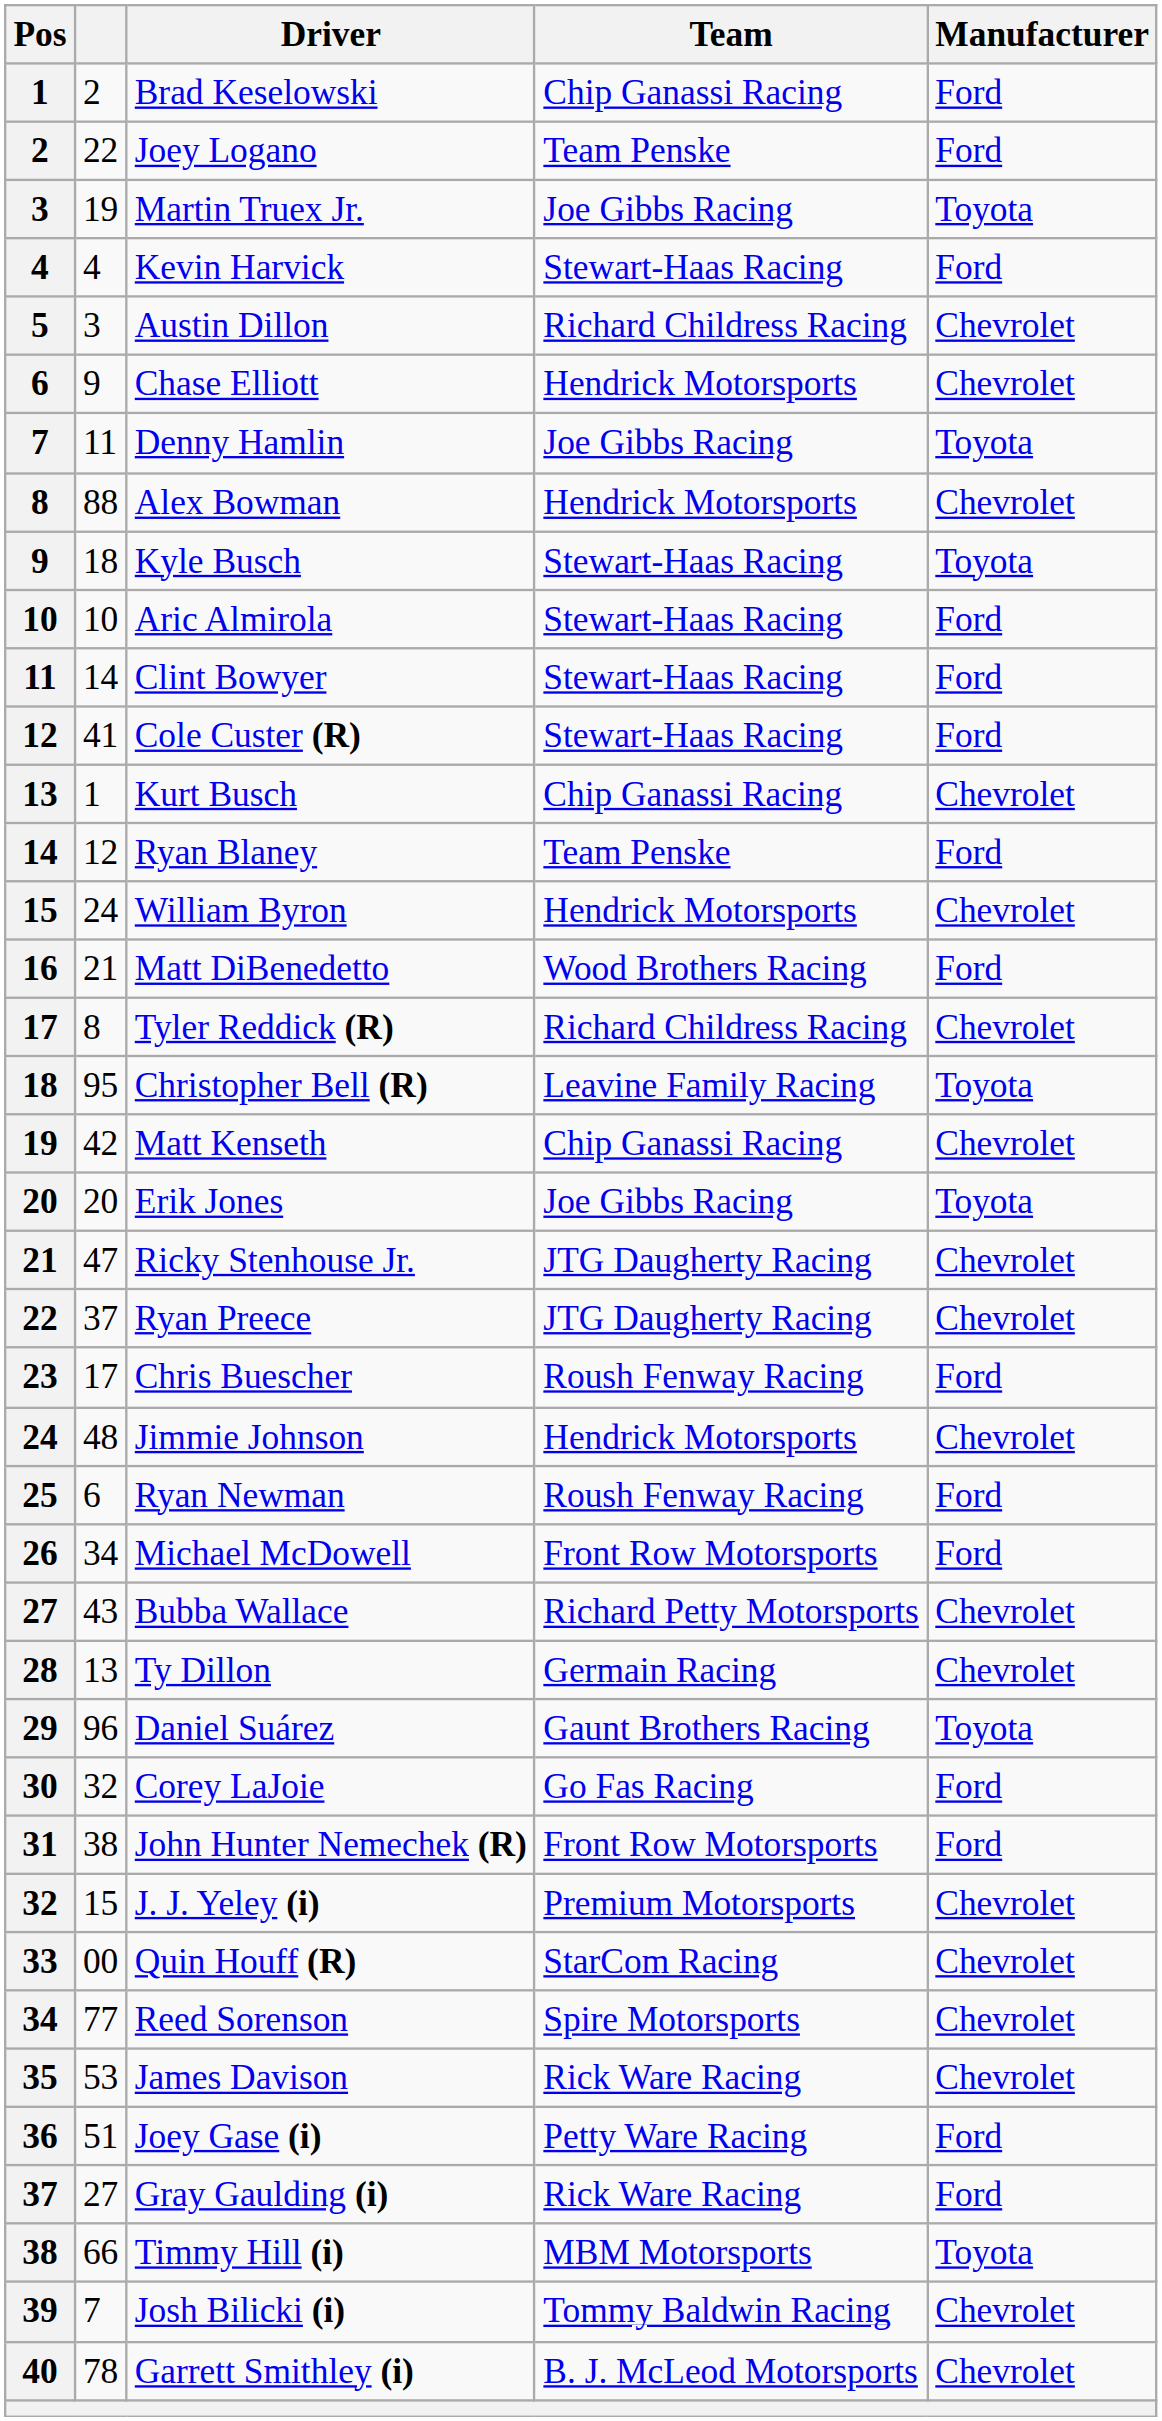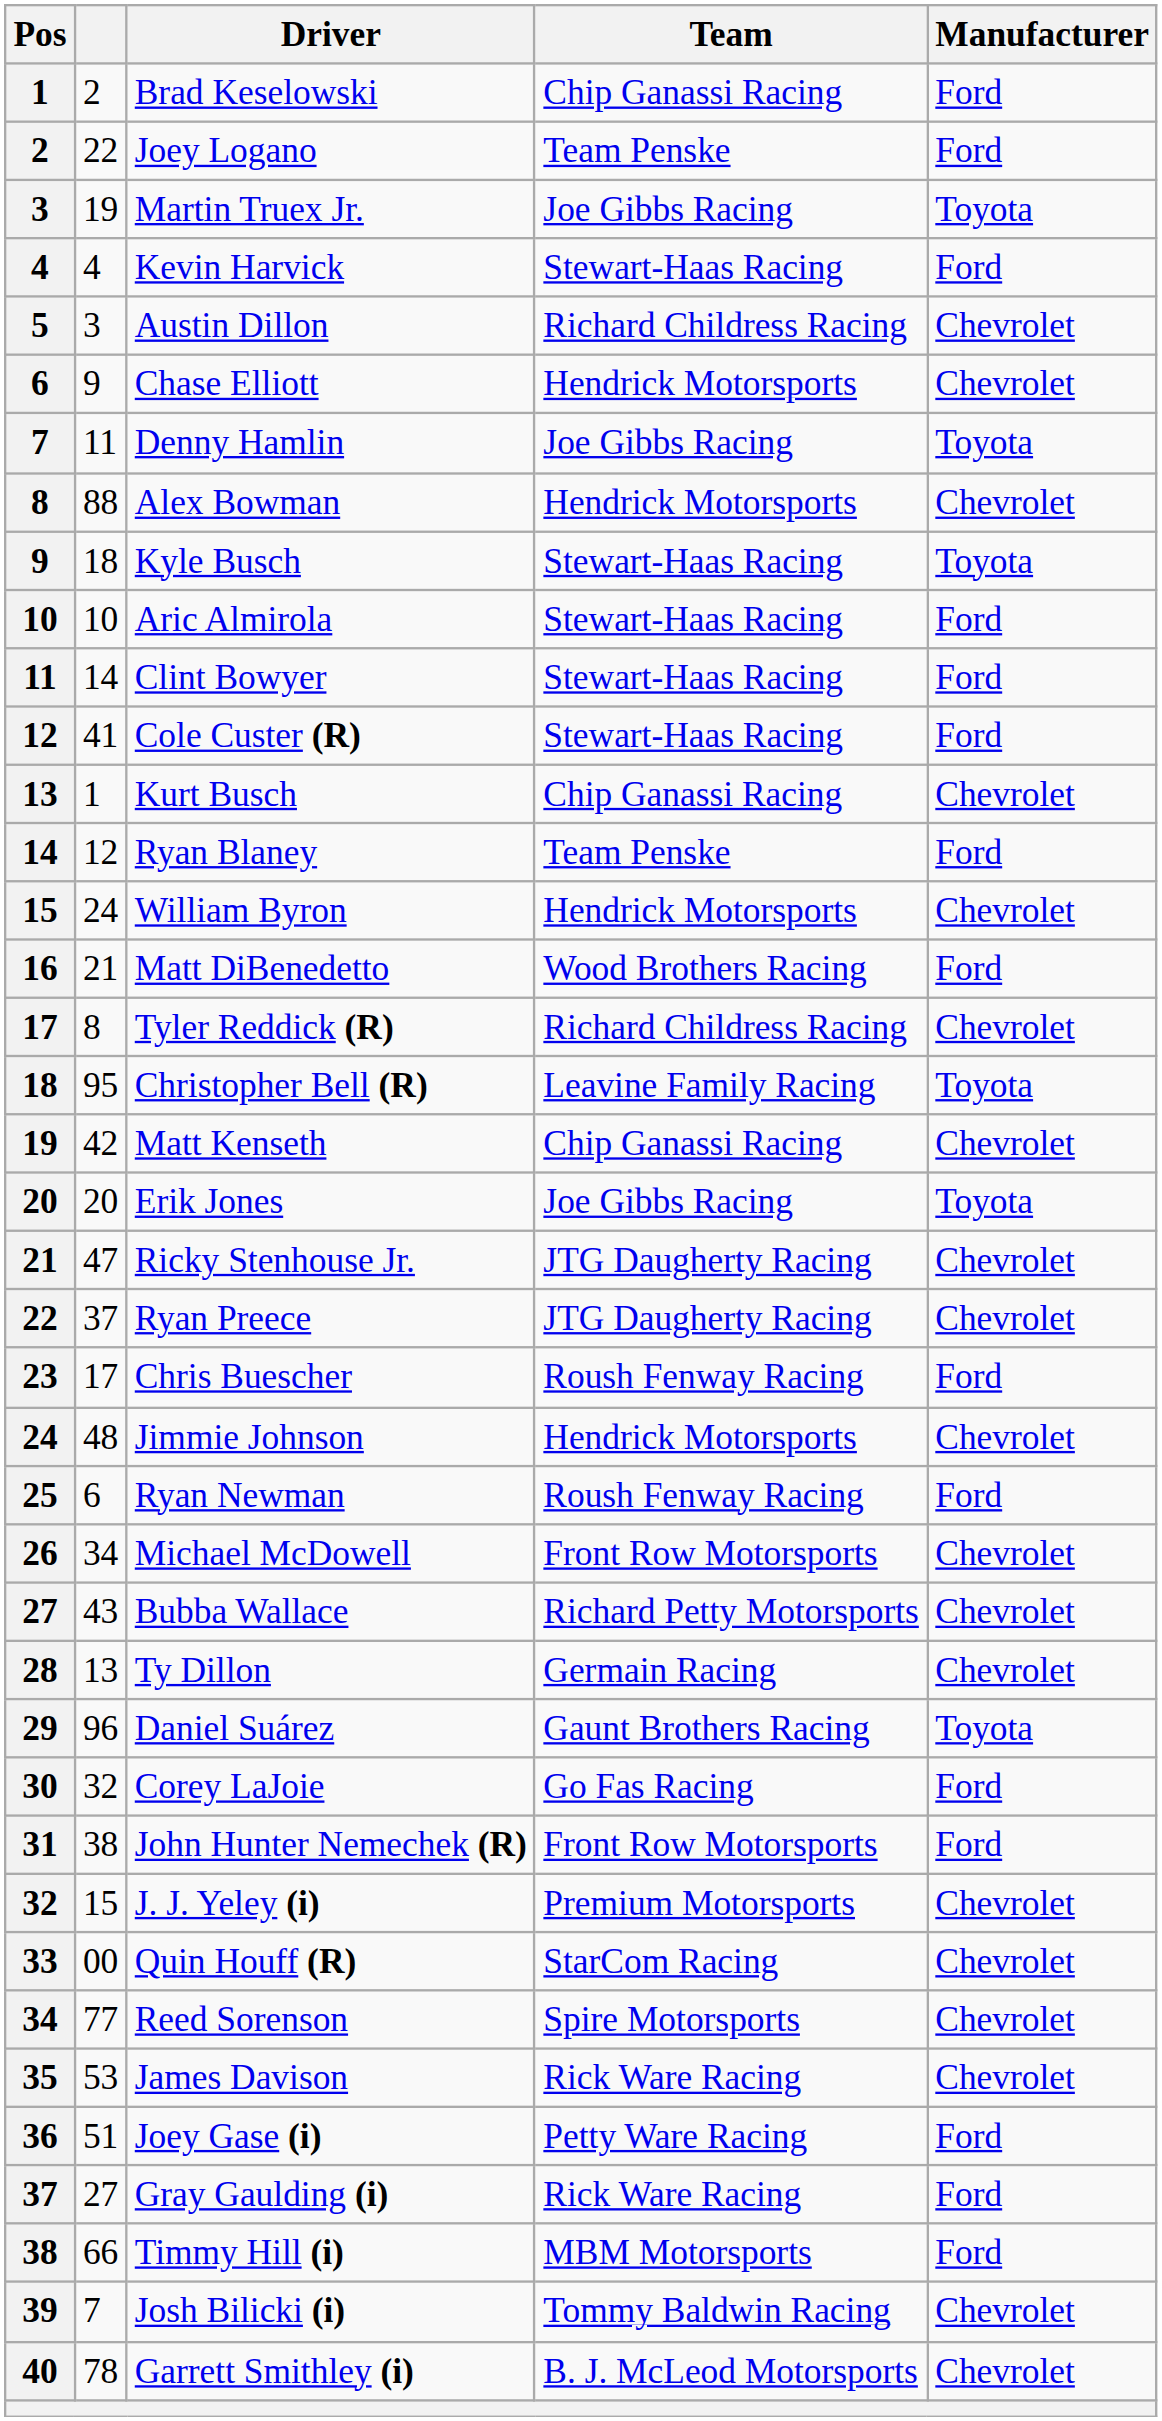(969, 1552) Ford -> (1005, 1552) Chevrolet
(984, 2252) Toyota -> (969, 2252) Ford
